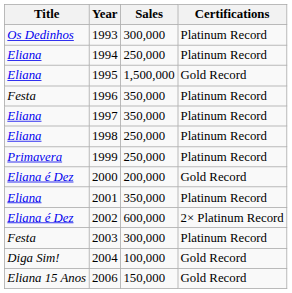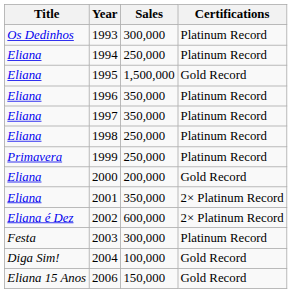(22, 95) Festa -> (24, 95) Eliana
(40, 177) Eliana é Dez -> (24, 177) Eliana
(224, 197) Platinum Record -> (232, 197) 2× Platinum Record
